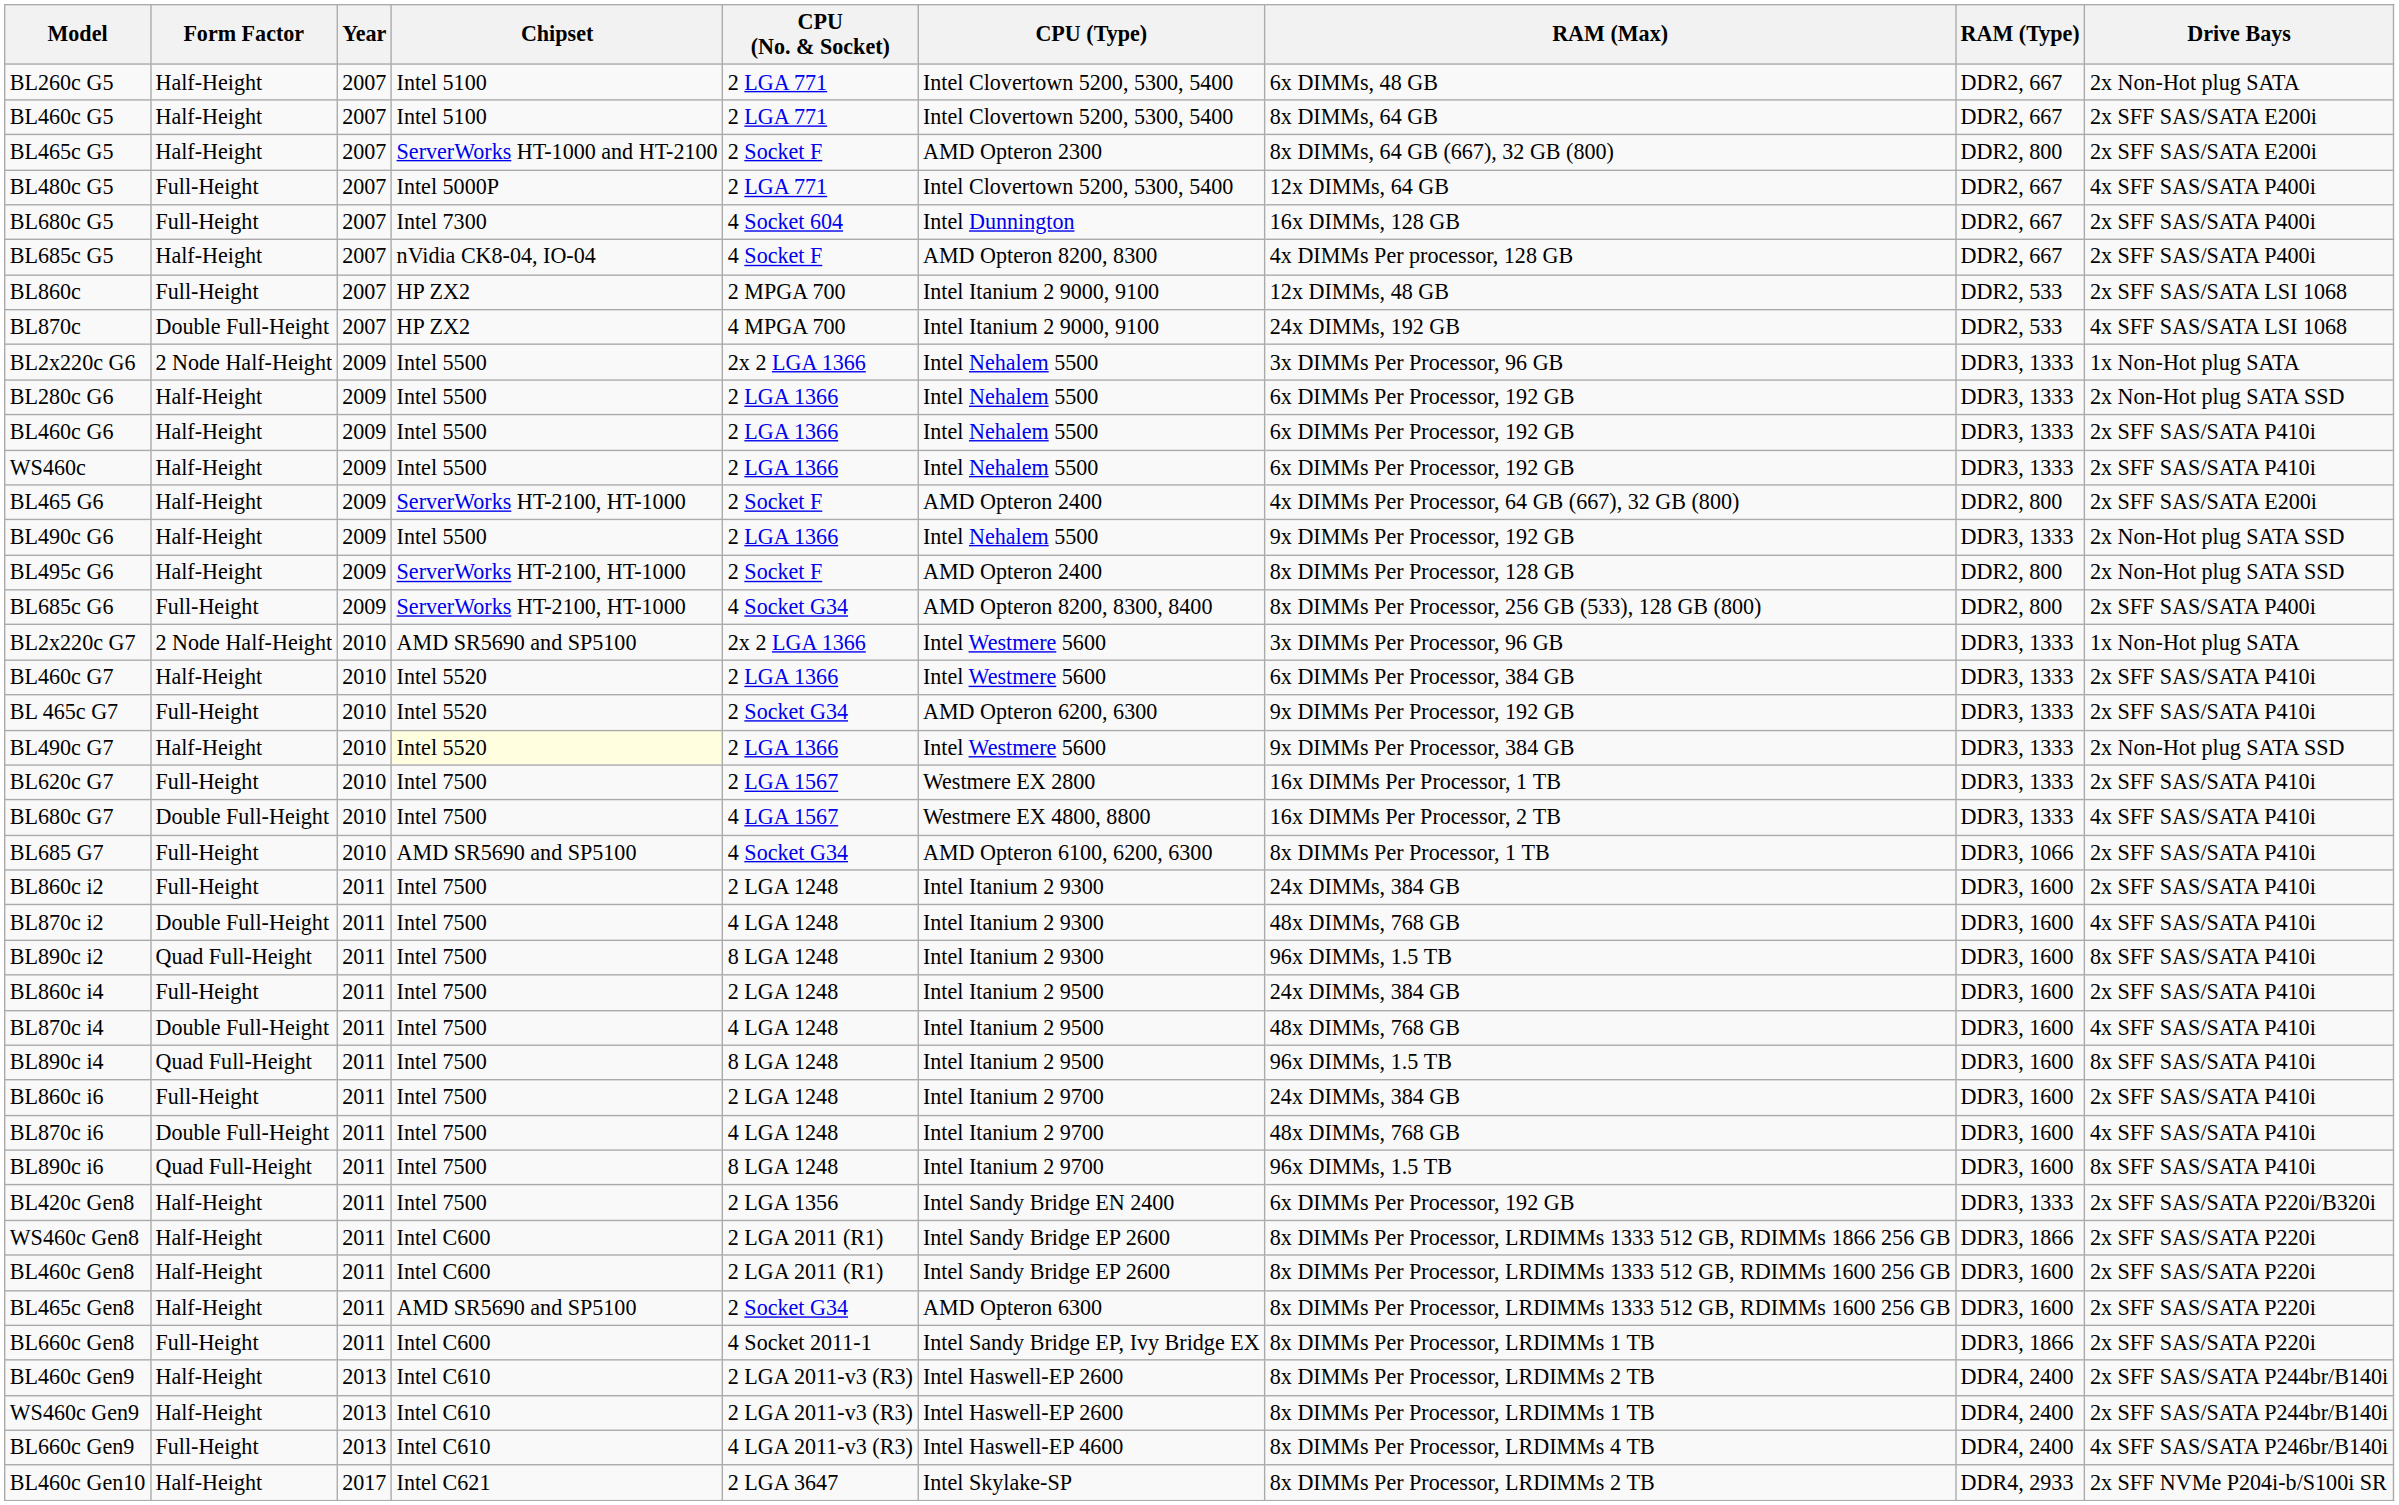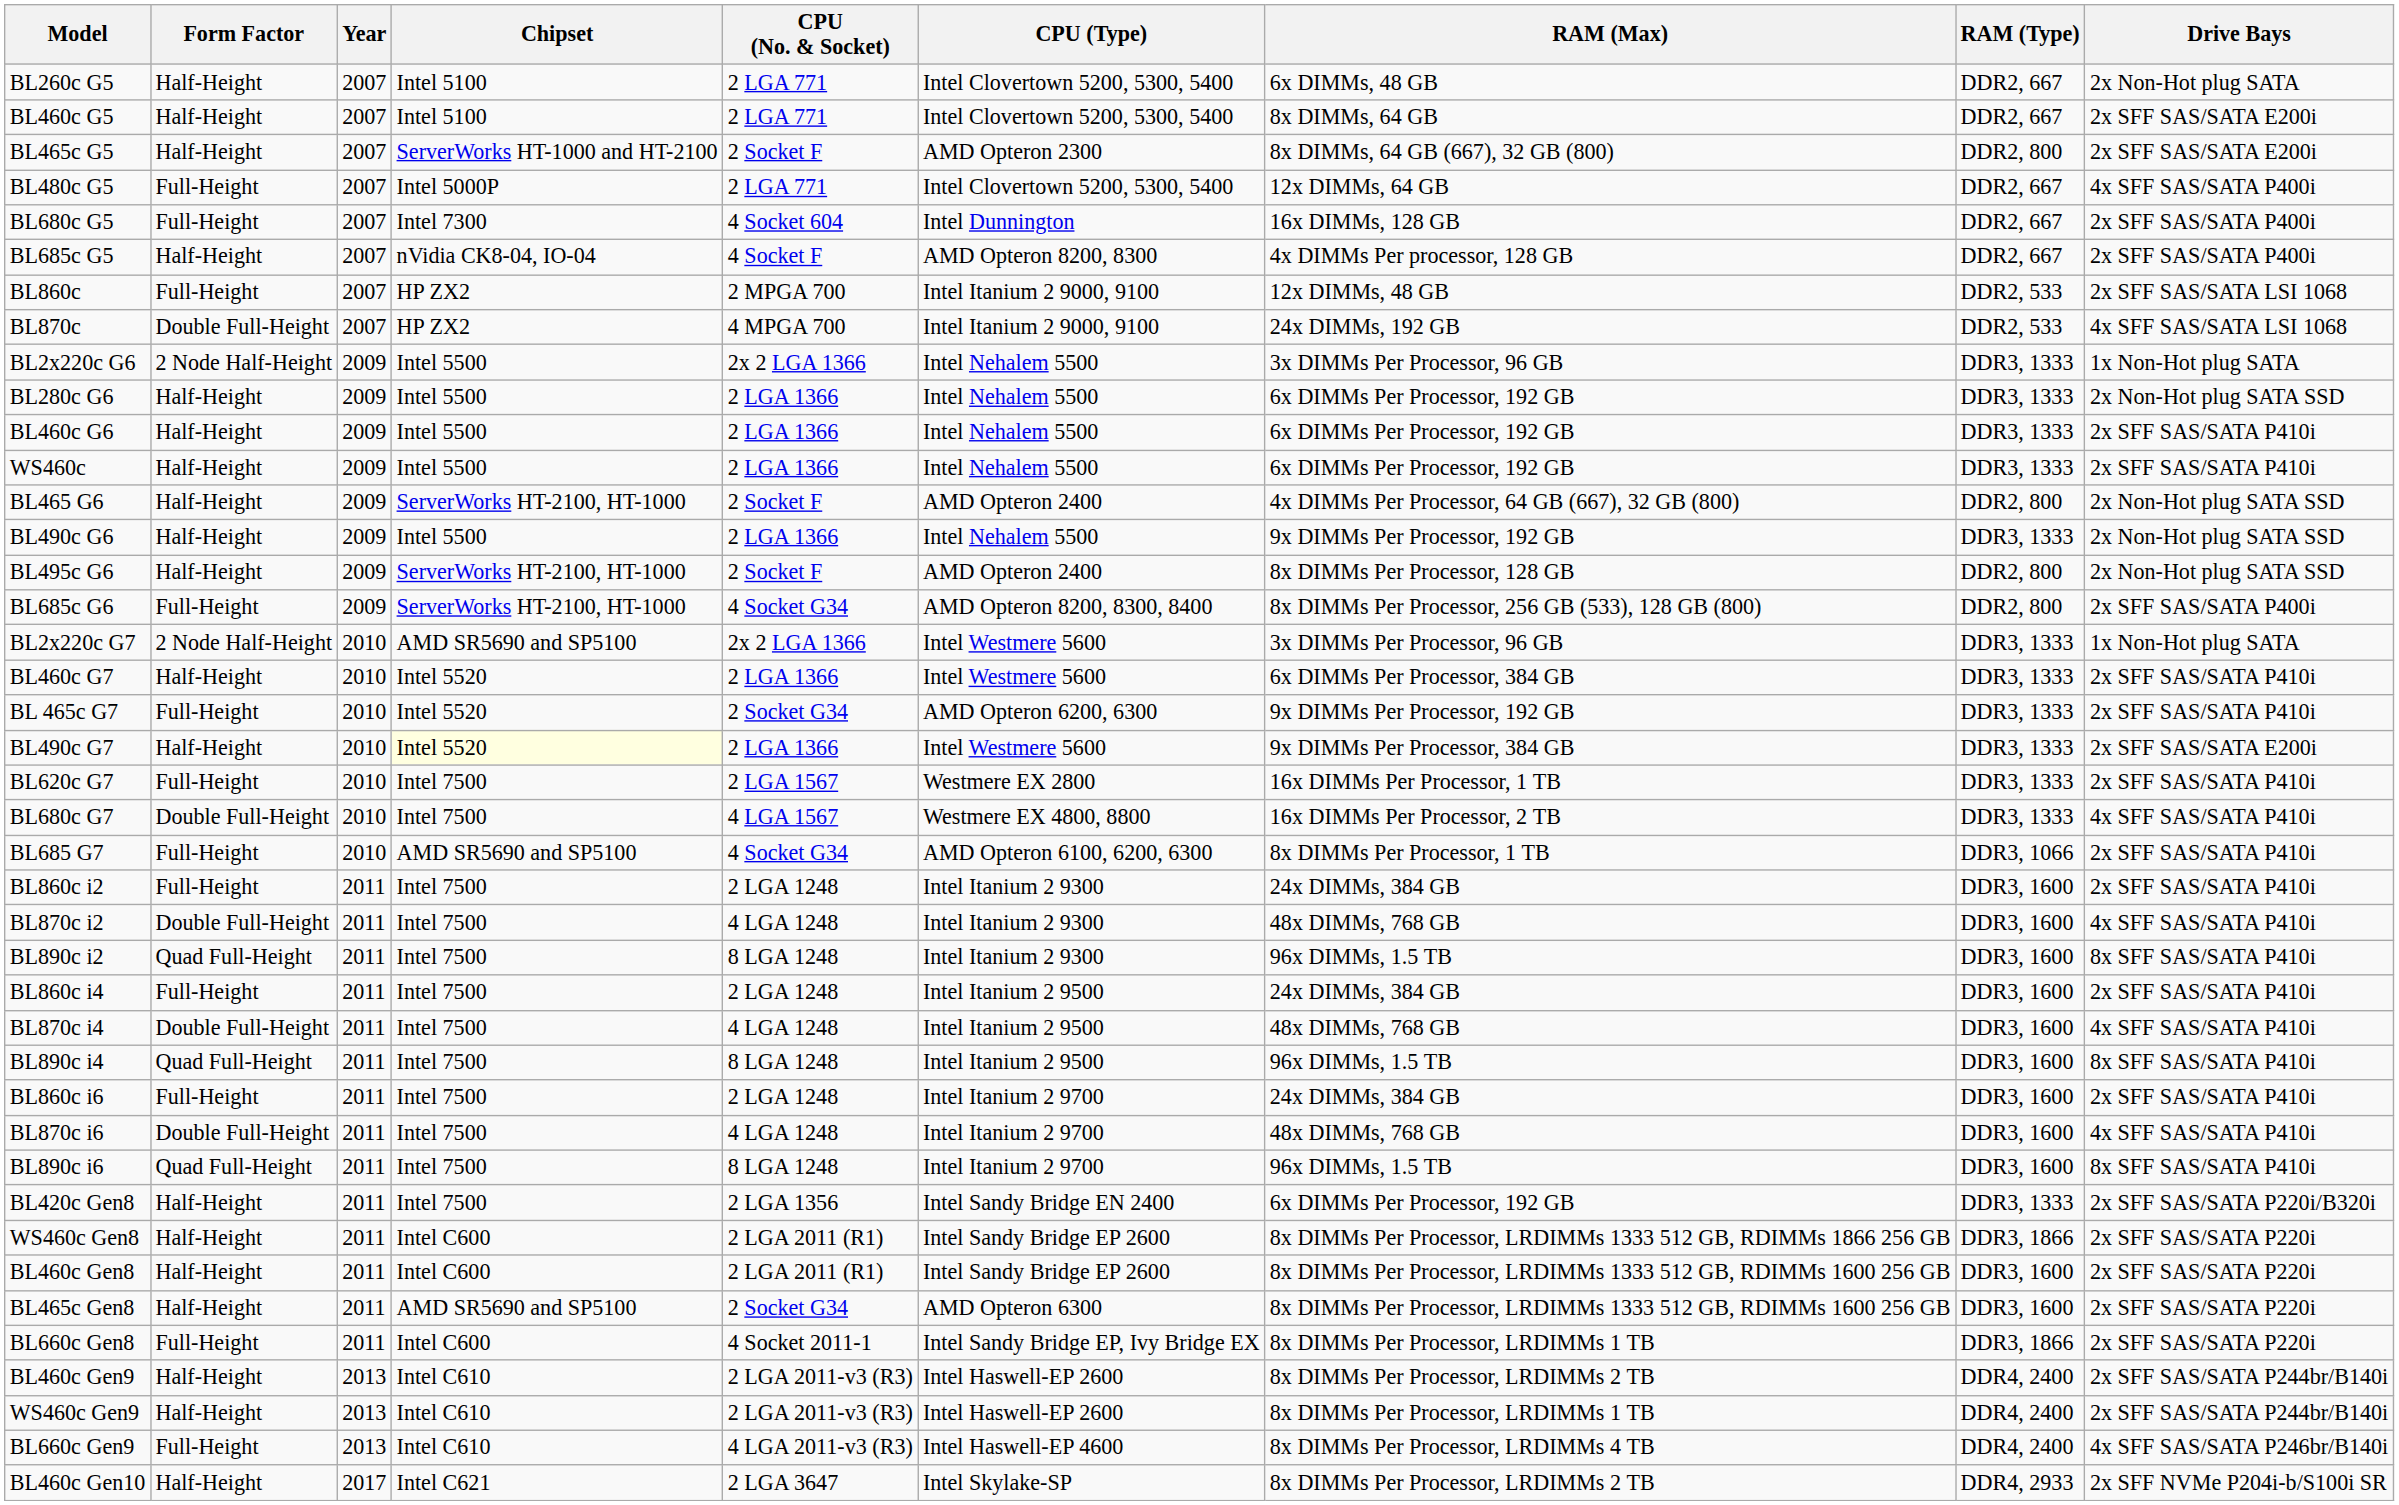(2203, 502) 2x SFF SAS/SATA E200i -> (2217, 502) 2x Non-Hot plug SATA SSD
(2217, 747) 2x Non-Hot plug SATA SSD -> (2203, 747) 2x SFF SAS/SATA E200i
